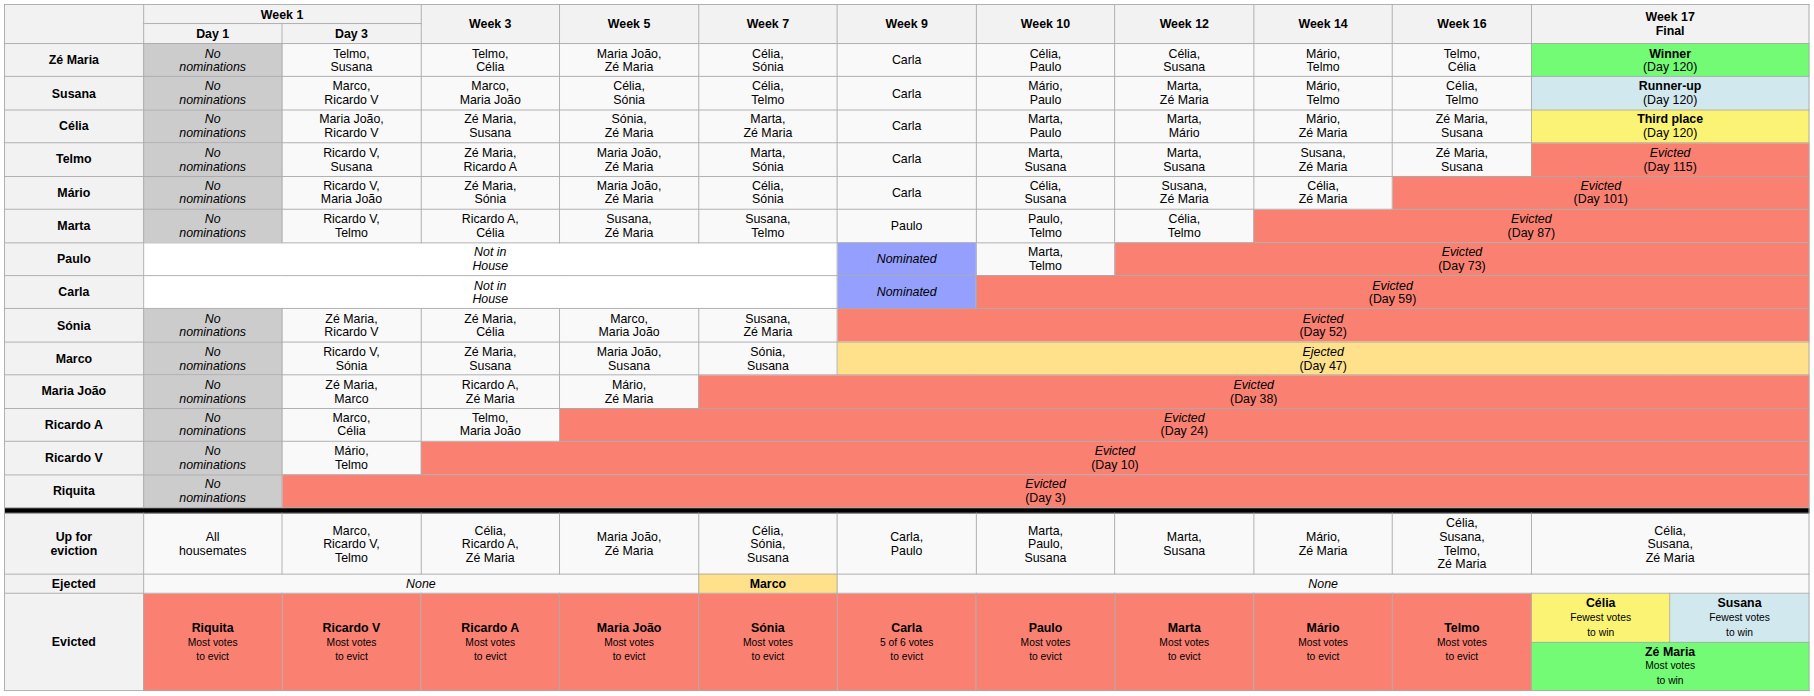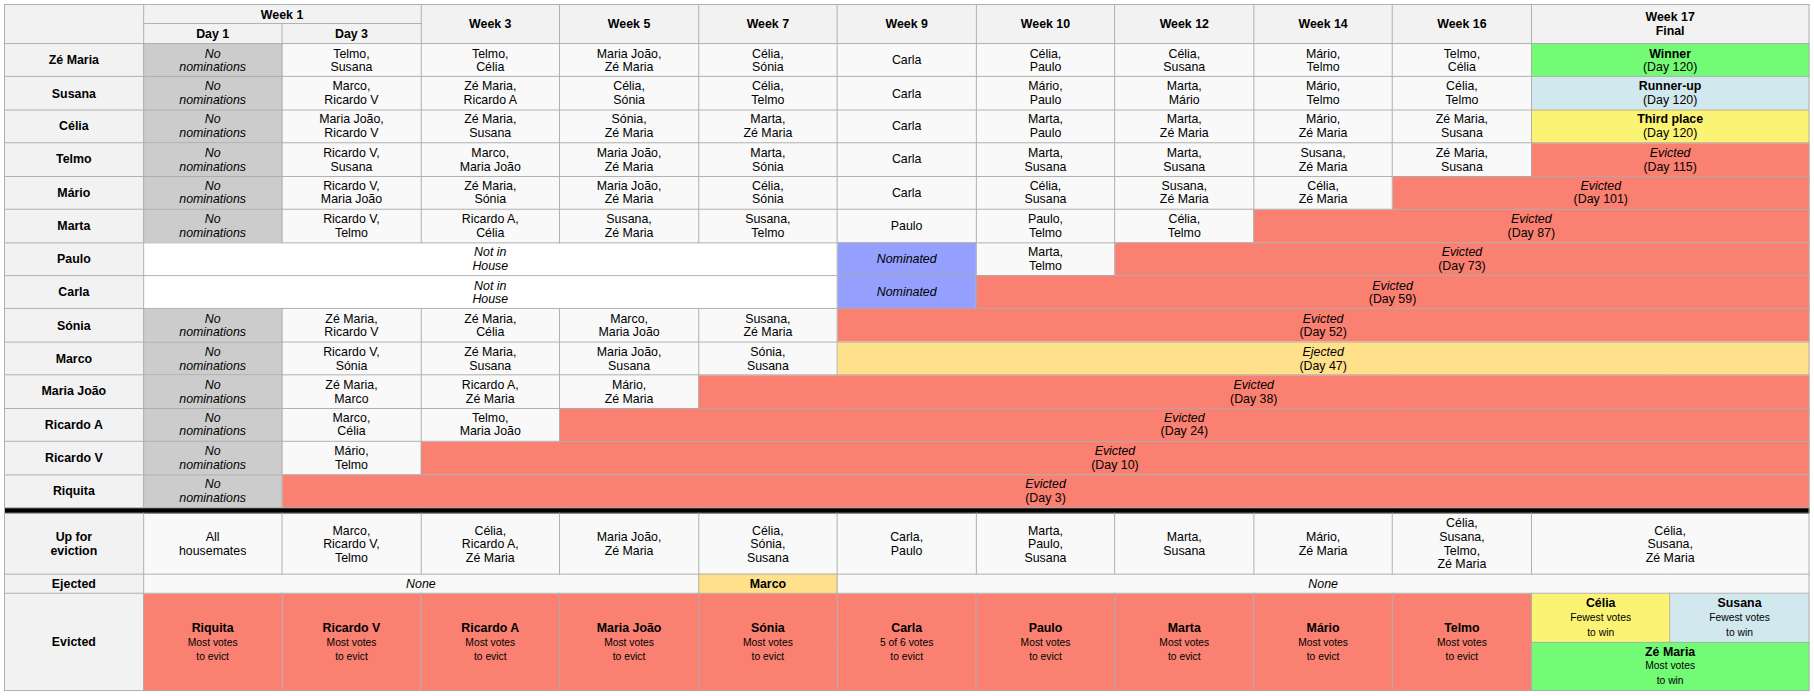(490, 93) Marco, Maria João -> (490, 93) Zé Maria, Ricardo A
(1184, 93) Marta, Zé Maria -> (1184, 93) Marta, Mário
(1184, 126) Marta, Mário -> (1184, 126) Marta, Zé Maria
(490, 159) Zé Maria, Ricardo A -> (490, 159) Marco, Maria João
